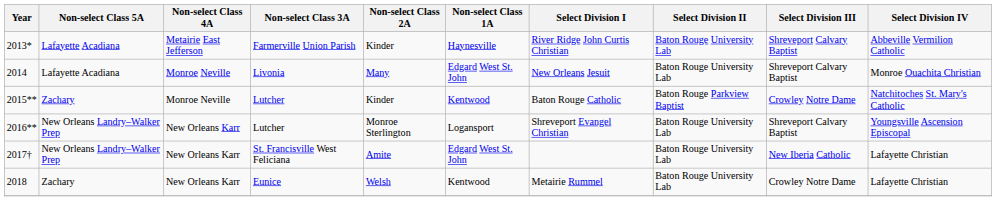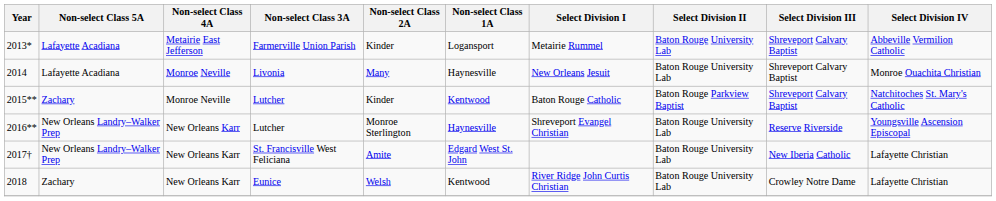(472, 45) Haynesville -> (471, 45) Logansport
(580, 45) River Ridge John Curtis Christian -> (567, 45) Metairie Rummel
(480, 72) Edgard West St. John -> (472, 72) Haynesville
(812, 100) Crowley Notre Dame -> (808, 100) Shreveport Calvary Baptist
(471, 127) Logansport -> (472, 127) Haynesville
(808, 127) Shreveport Calvary Baptist -> (806, 127) Reserve Riverside
(567, 182) Metairie Rummel -> (580, 182) River Ridge John Curtis Christian
